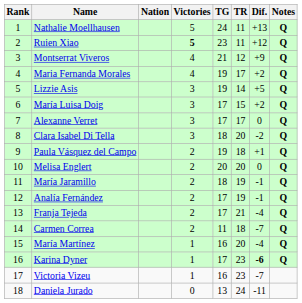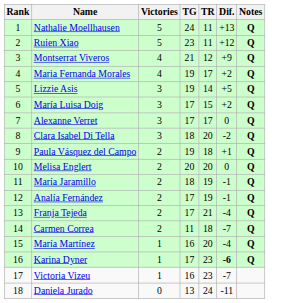- column: (155, 12)
(192, 43) bold -> (159, 43) normal
